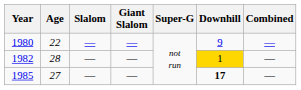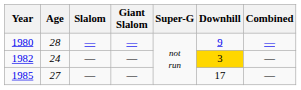(55, 42) 22 -> (55, 42) 28
(55, 59) 28 -> (55, 59) 24
(220, 59) 1 -> (220, 59) 3
(220, 76) bold -> (220, 76) normal
